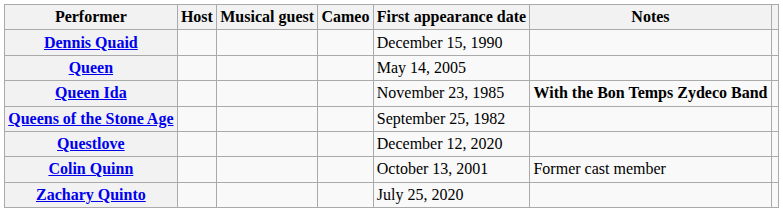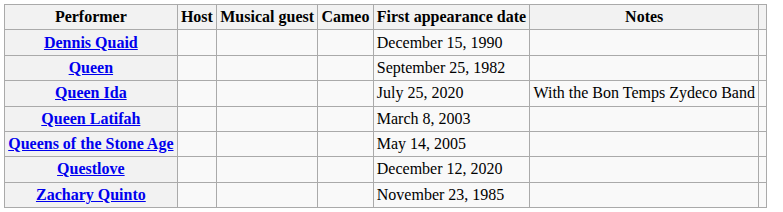(421, 67) May 14, 2005 -> (441, 67) September 25, 1982
(441, 93) November 23, 1985 -> (420, 93) July 25, 2020
(650, 93) bold -> (644, 93) normal
+ row: (91, 118)
(441, 118) September 25, 1982 -> (421, 144) May 14, 2005
- row: (91, 169)
(420, 194) July 25, 2020 -> (441, 194) November 23, 1985
